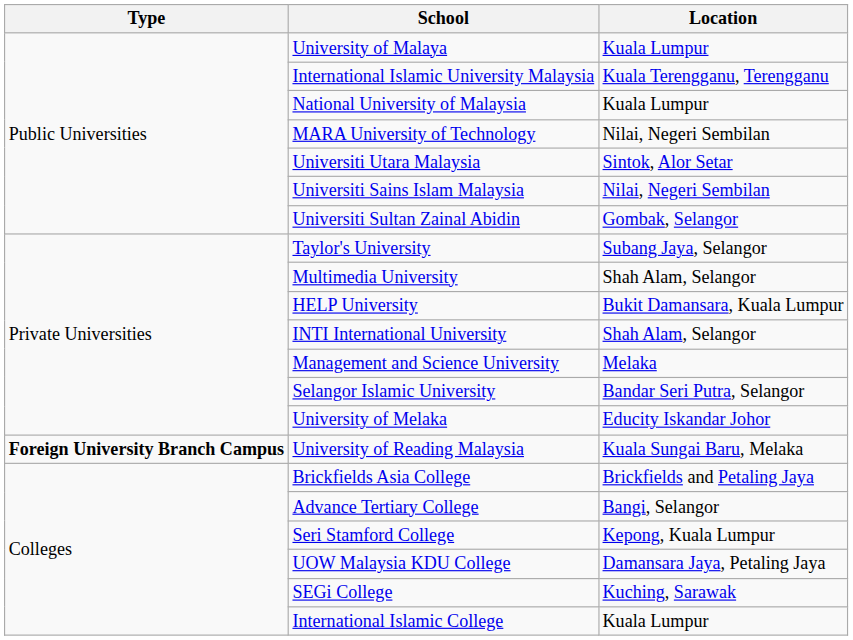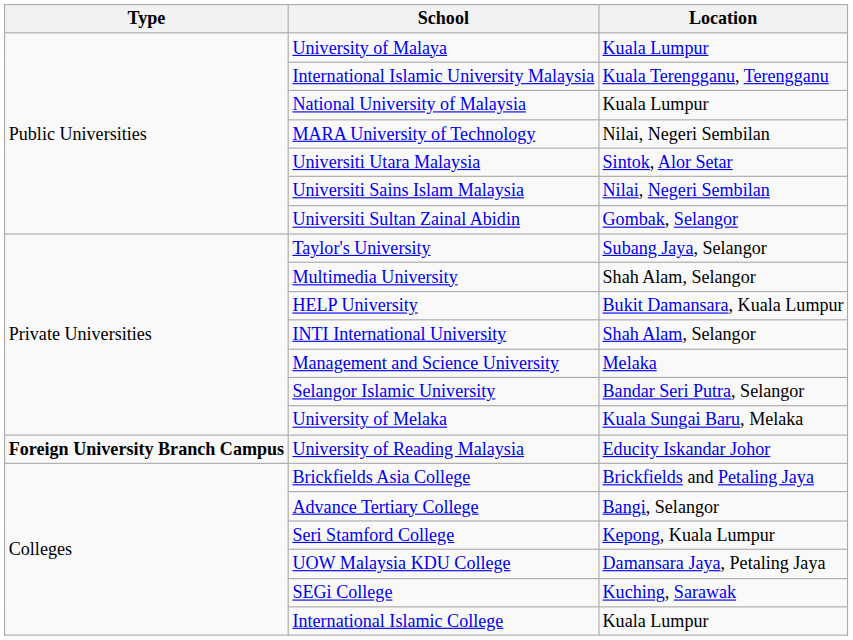(686, 420) Educity Iskandar Johor -> (703, 420) Kuala Sungai Baru, Melaka
(703, 448) Kuala Sungai Baru, Melaka -> (686, 448) Educity Iskandar Johor
